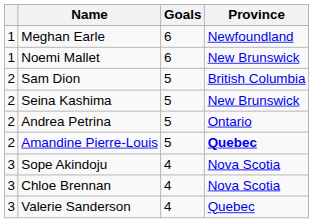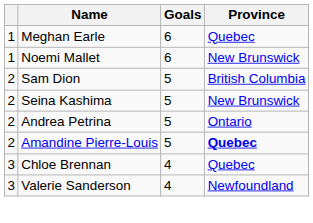(251, 36) Newfoundland -> (231, 36) Quebec
- row: (64, 164)
(244, 185) Nova Scotia -> (231, 164) Quebec
(231, 206) Quebec -> (251, 185) Newfoundland
